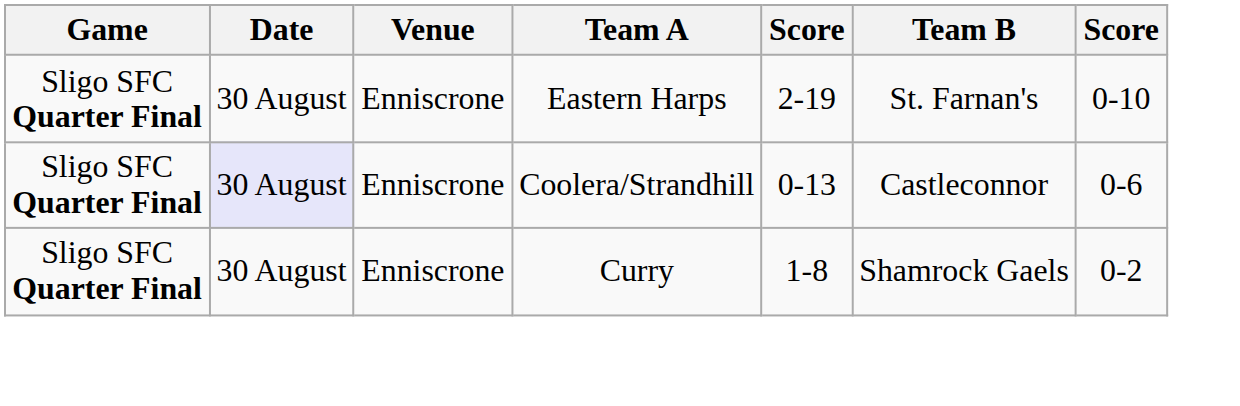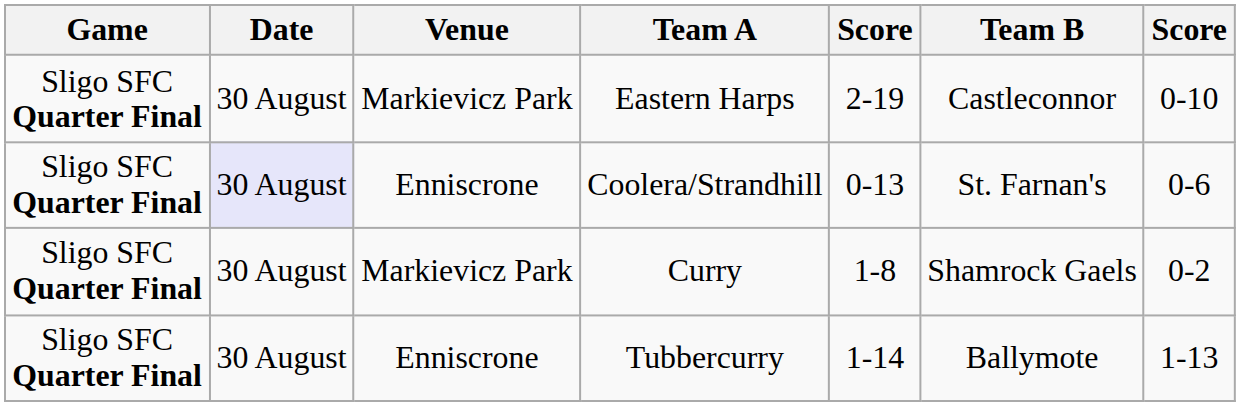(433, 98) Enniscrone -> (467, 98) Markievicz Park
(964, 98) St. Farnan's -> (1032, 98) Castleconnor
(964, 184) Castleconnor -> (1032, 184) St. Farnan's
(433, 270) Enniscrone -> (467, 270) Markievicz Park
+ row: (705, 357)
